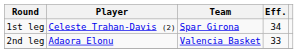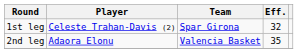(276, 26) 34 -> (276, 26) 32
(276, 41) 33 -> (276, 41) 35
